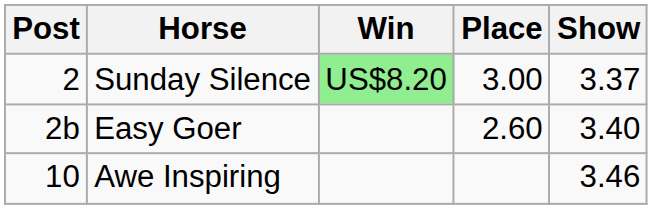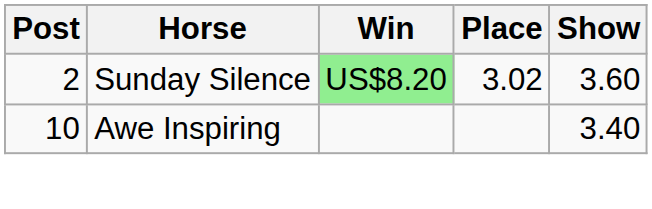(512, 78) 3.00 -> (512, 78) 3.02
(610, 78) 3.37 -> (610, 78) 3.60
- row: (168, 128)
(610, 177) 3.46 -> (610, 128) 3.40
